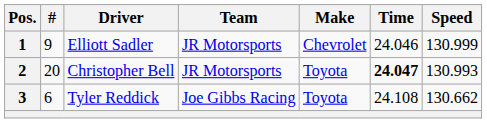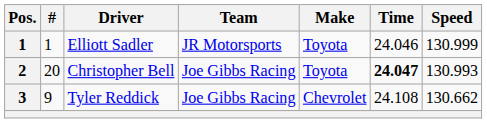(48, 44) 9 -> (48, 44) 1
(335, 44) Chevrolet -> (325, 44) Toyota
(232, 71) JR Motorsports -> (239, 71) Joe Gibbs Racing
(48, 97) 6 -> (48, 97) 9
(325, 97) Toyota -> (335, 97) Chevrolet
